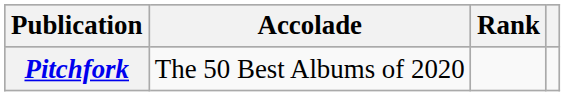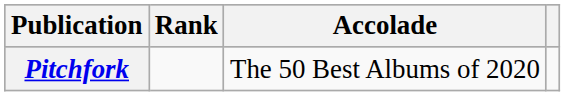columns swapped: (310, 25) <-> (508, 25)
